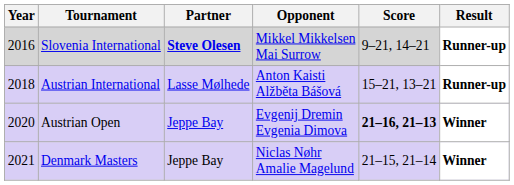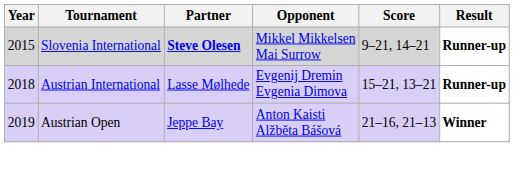(21, 46) 2016 -> (21, 46) 2015
(298, 84) Anton Kaisti Alžběta Bášová -> (301, 84) Evgenij Dremin Evgenia Dimova
(21, 122) 2020 -> (21, 122) 2019
(301, 122) Evgenij Dremin Evgenia Dimova -> (298, 122) Anton Kaisti Alžběta Bášová
(399, 122) bold -> (399, 122) normal
- row: (89, 161)
